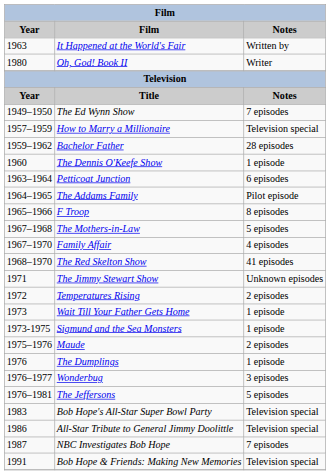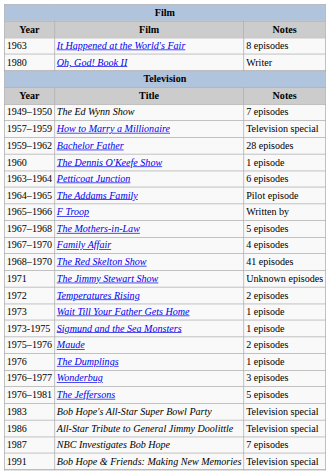(268, 46) Written by -> (267, 46) 8 episodes
(267, 212) 8 episodes -> (268, 212) Written by
